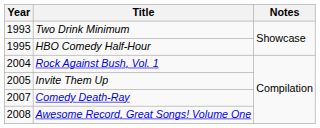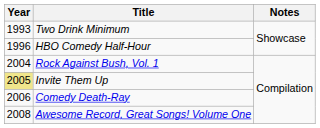(19, 47) 1995 -> (19, 47) 1996
(19, 81) no background -> (19, 81) khaki background
(19, 98) 2007 -> (19, 98) 2006
